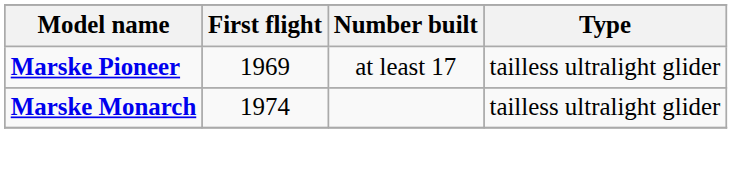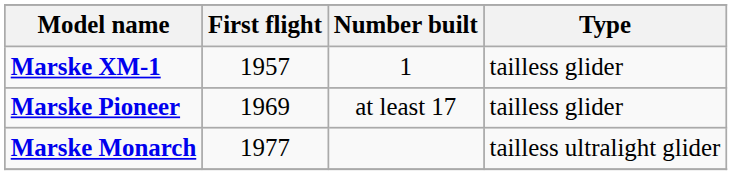+ row: (86, 66)
(605, 66) tailless ultralight glider -> (556, 107) tailless glider
(265, 107) 1974 -> (265, 148) 1977
